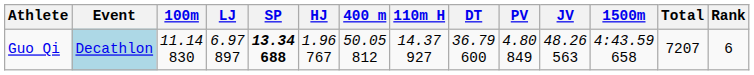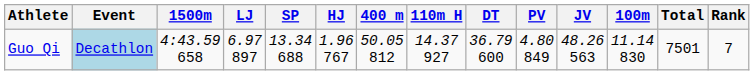columns swapped: (182, 16) <-> (624, 16)
(273, 49) bold -> (290, 49) normal
(683, 49) 7207 -> (683, 49) 7501
(728, 49) 6 -> (728, 49) 7
